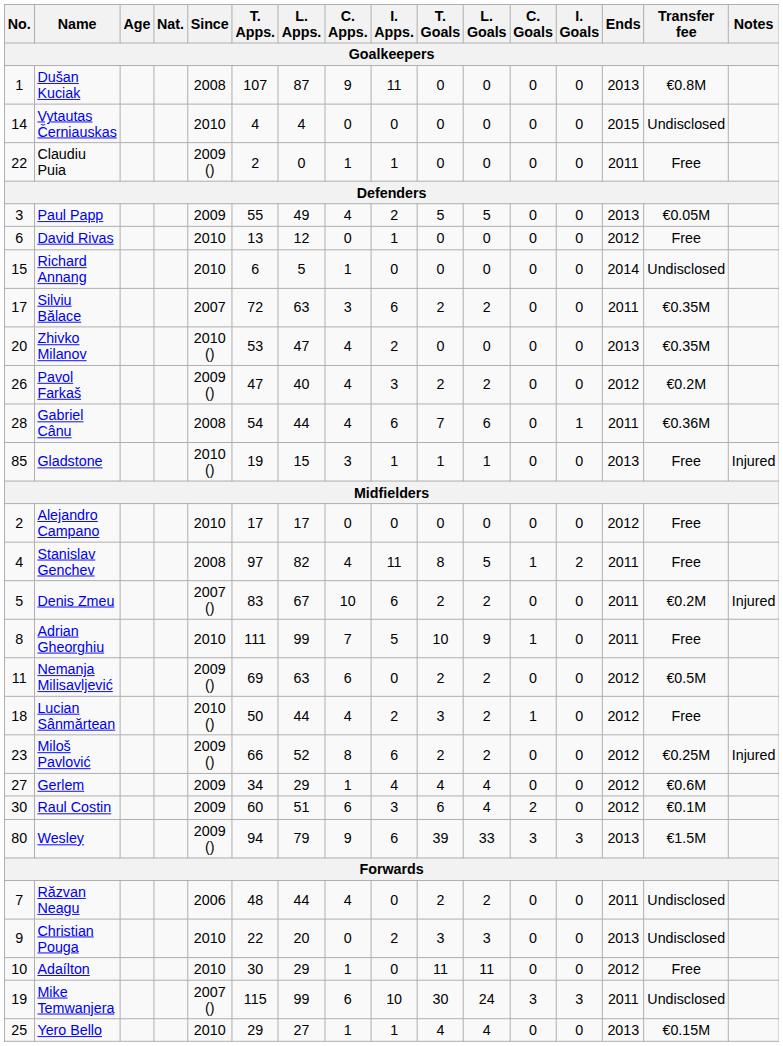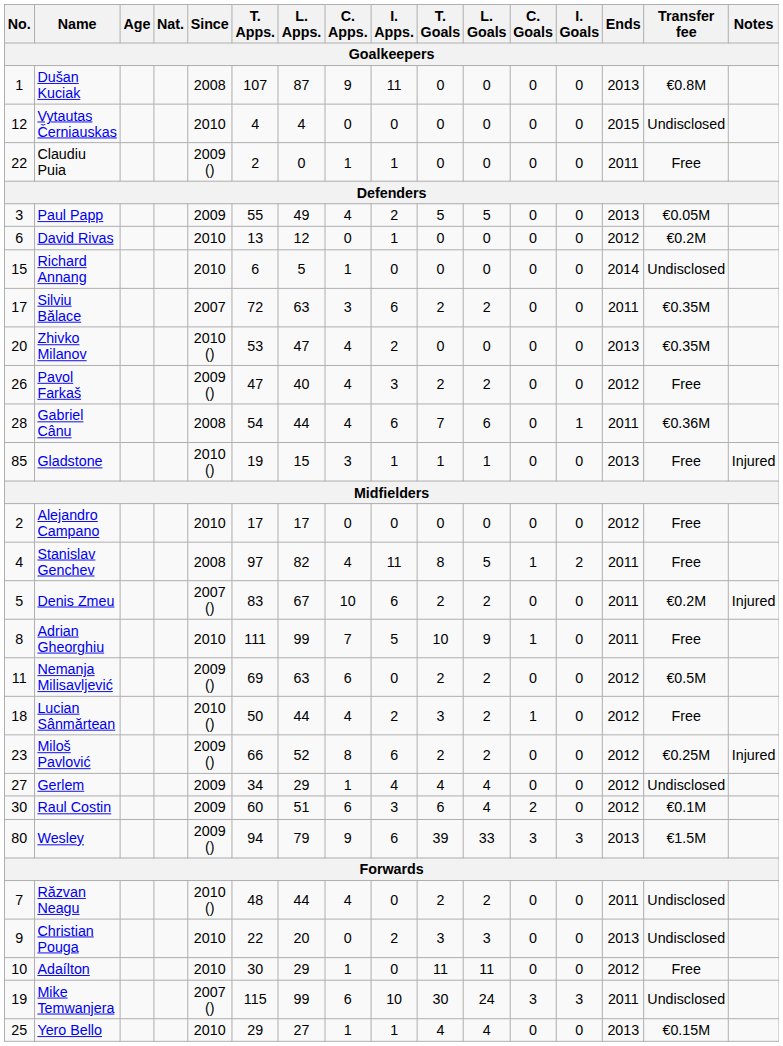(19, 124) 14 -> (19, 124) 12
(686, 238) Free -> (686, 238) €0.2M
(686, 385) €0.2M -> (686, 385) Free
(686, 785) €0.6M -> (686, 785) Undisclosed
(210, 900) 2006 -> (210, 900) 2010 ()
